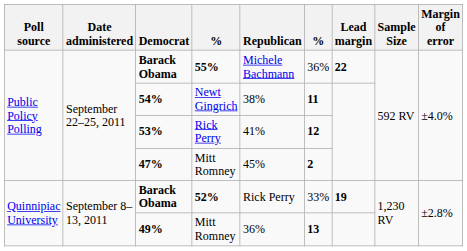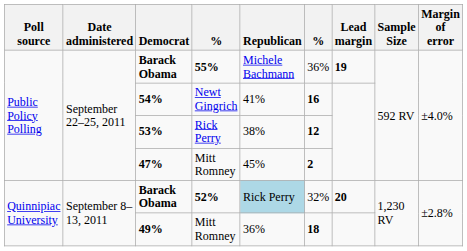(341, 66) 22 -> (341, 66) 19
(254, 99) 38% -> (254, 99) 41%
(313, 99) 11 -> (313, 99) 16
(254, 131) 41% -> (254, 131) 38%
(269, 196) no background -> (269, 196) lightblue background
(318, 196) 33% -> (318, 196) 32%
(341, 196) 19 -> (341, 196) 20
(313, 229) 13 -> (313, 229) 18
